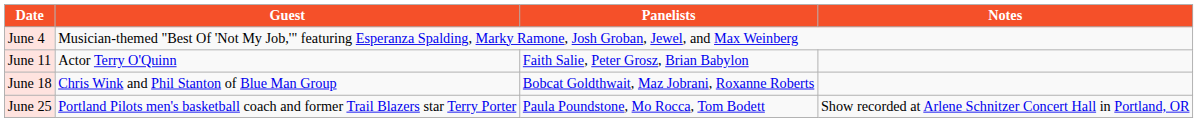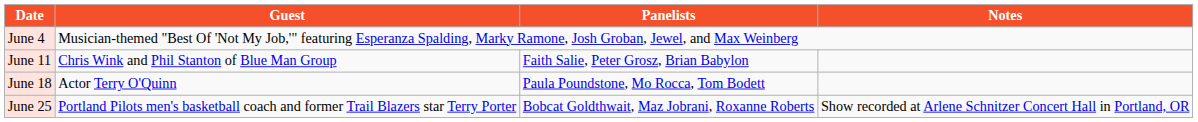(117, 60) Actor Terry O'Quinn -> (197, 60) Chris Wink and Phil Stanton of Blue Man Group
(197, 83) Chris Wink and Phil Stanton of Blue Man Group -> (117, 83) Actor Terry O'Quinn
(669, 83) Bobcat Goldthwait, Maz Jobrani, Roxanne Roberts -> (644, 83) Paula Poundstone, Mo Rocca, Tom Bodett
(644, 106) Paula Poundstone, Mo Rocca, Tom Bodett -> (669, 106) Bobcat Goldthwait, Maz Jobrani, Roxanne Roberts
